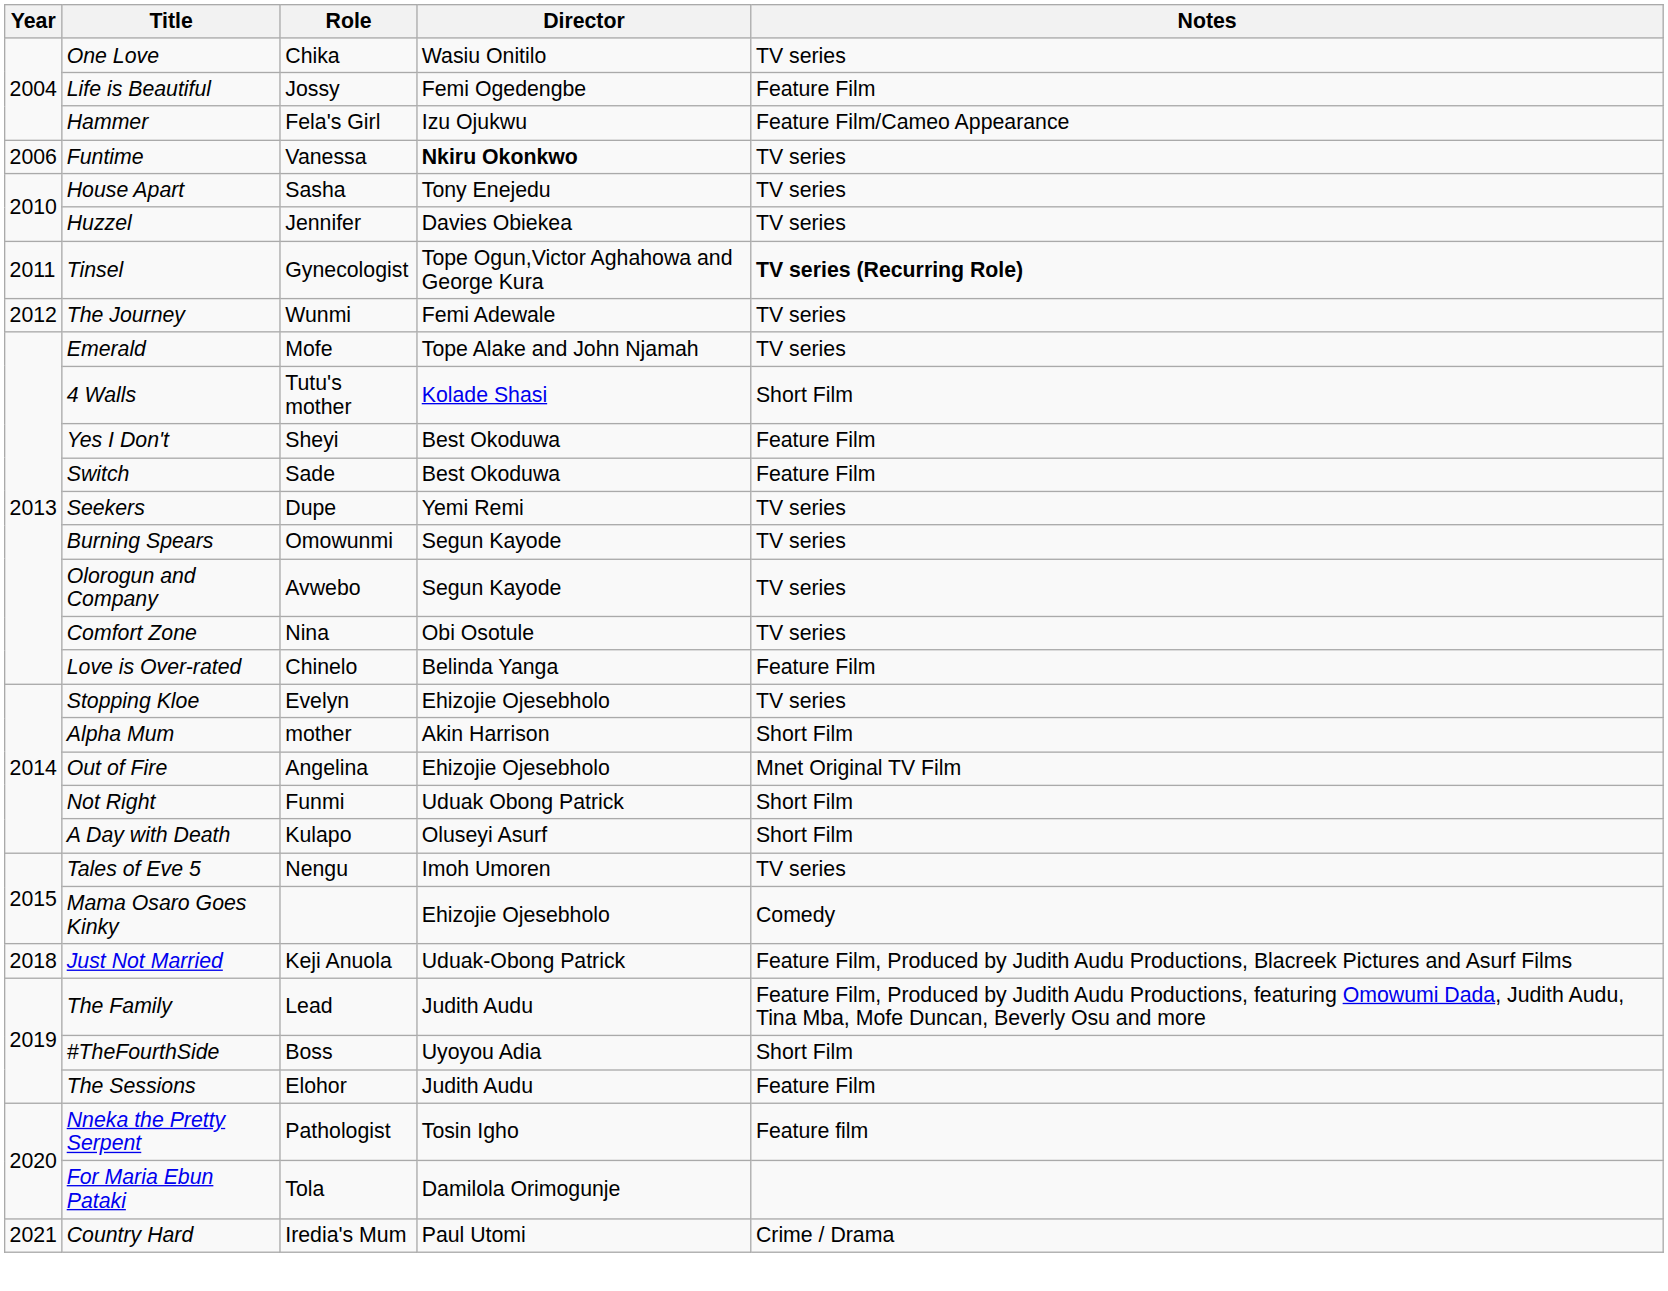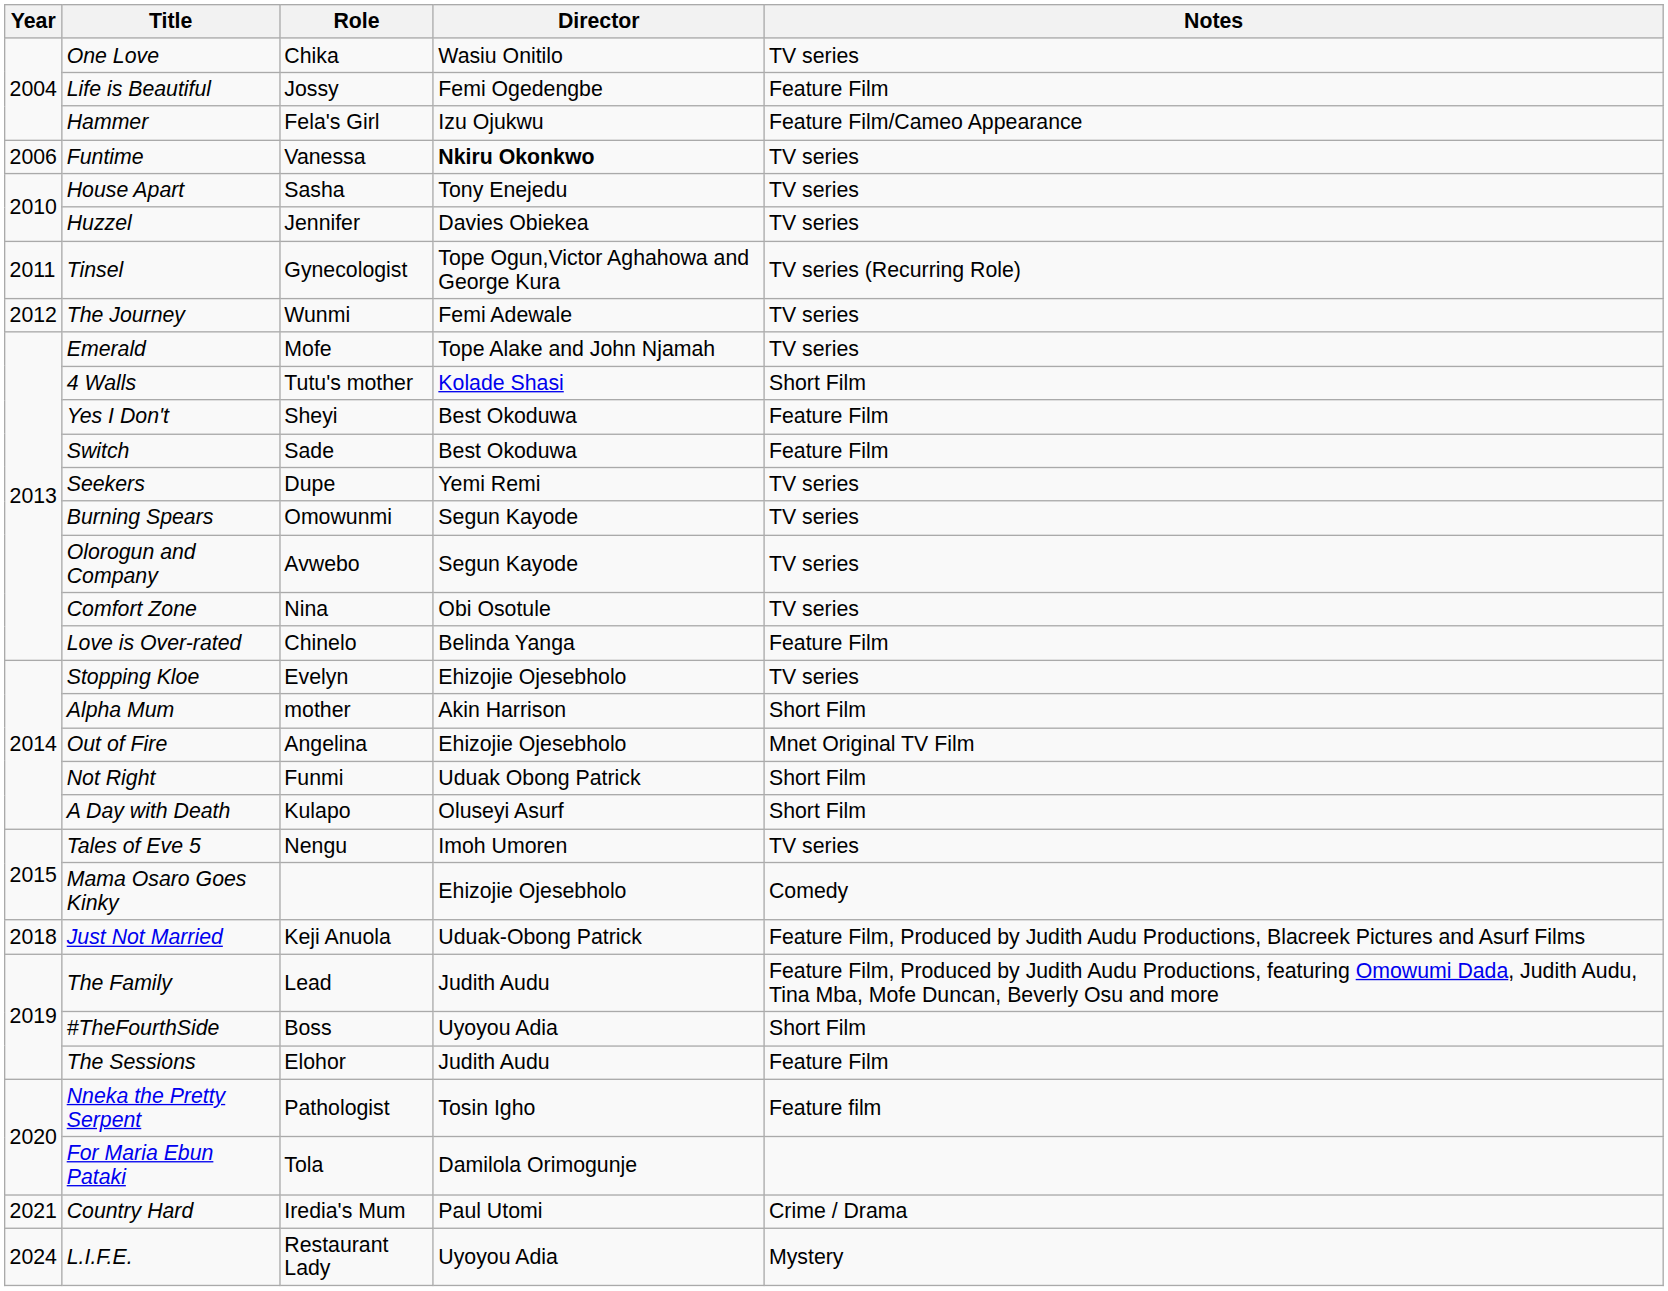(890, 269) bold -> (895, 269) normal
+ row: (100, 1256)
